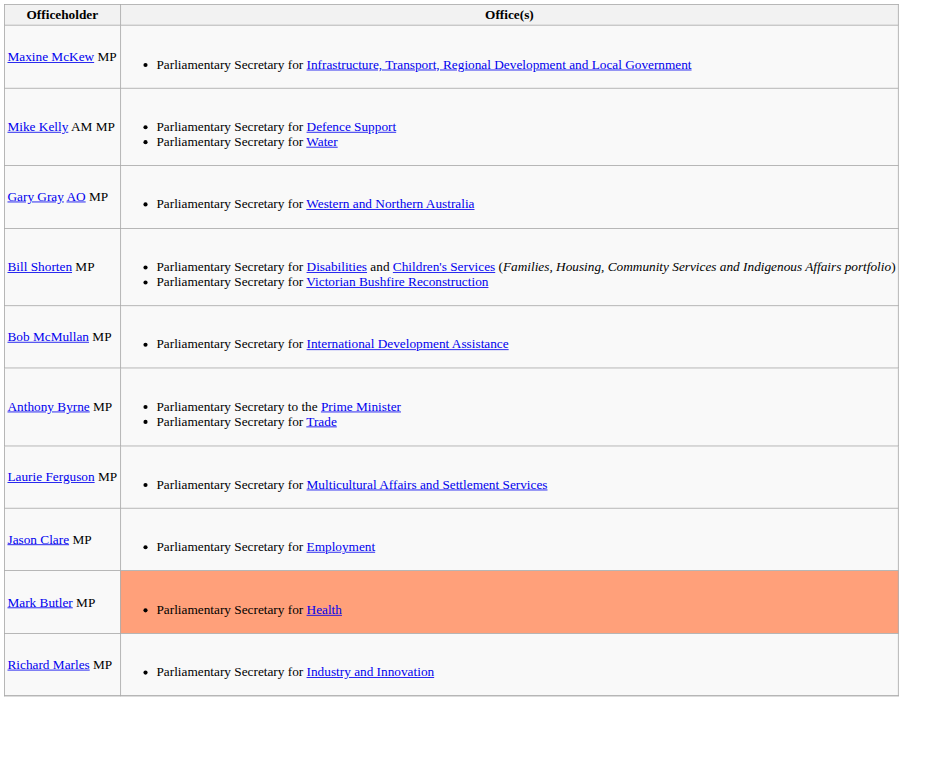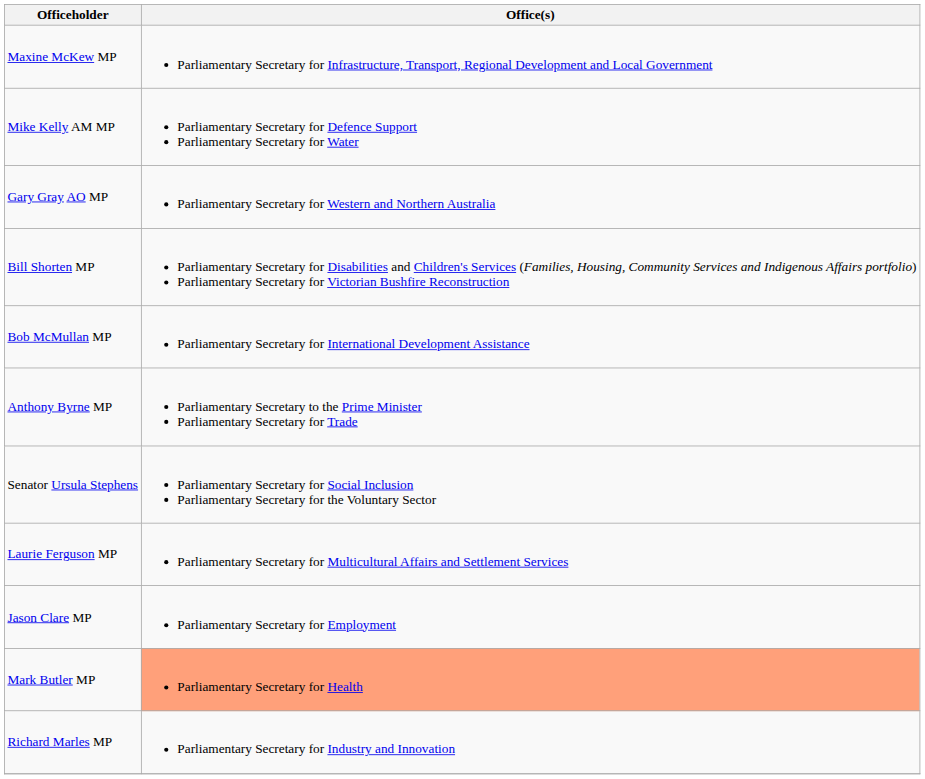+ row: (73, 484)
